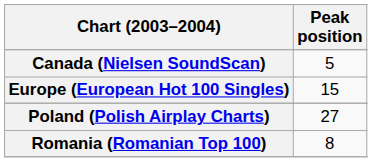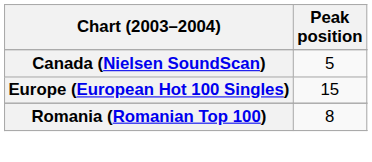- row: (149, 116)
